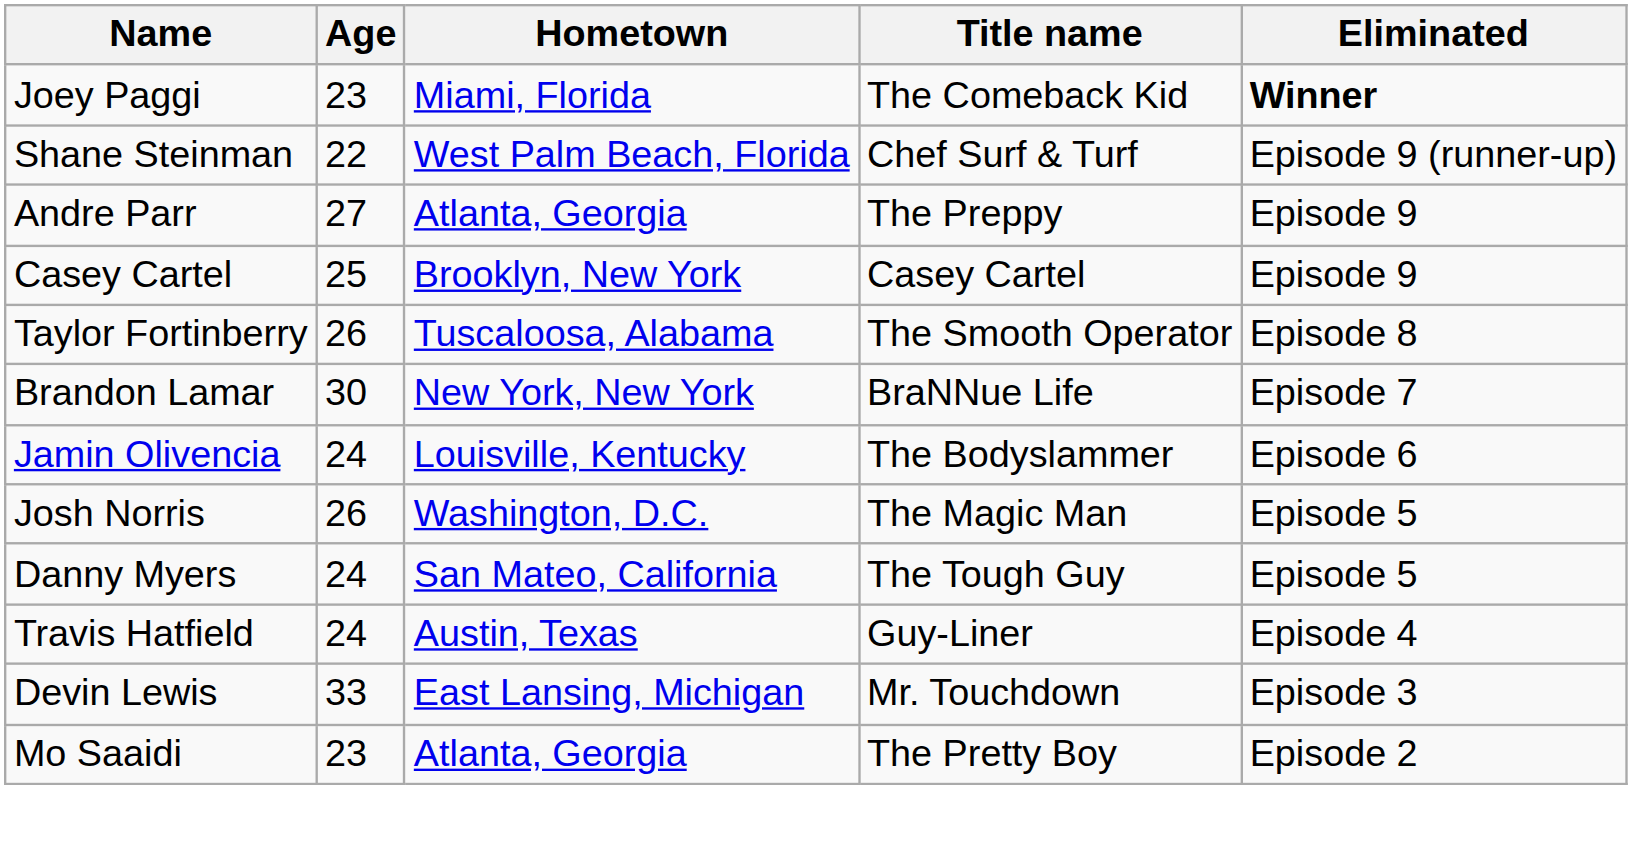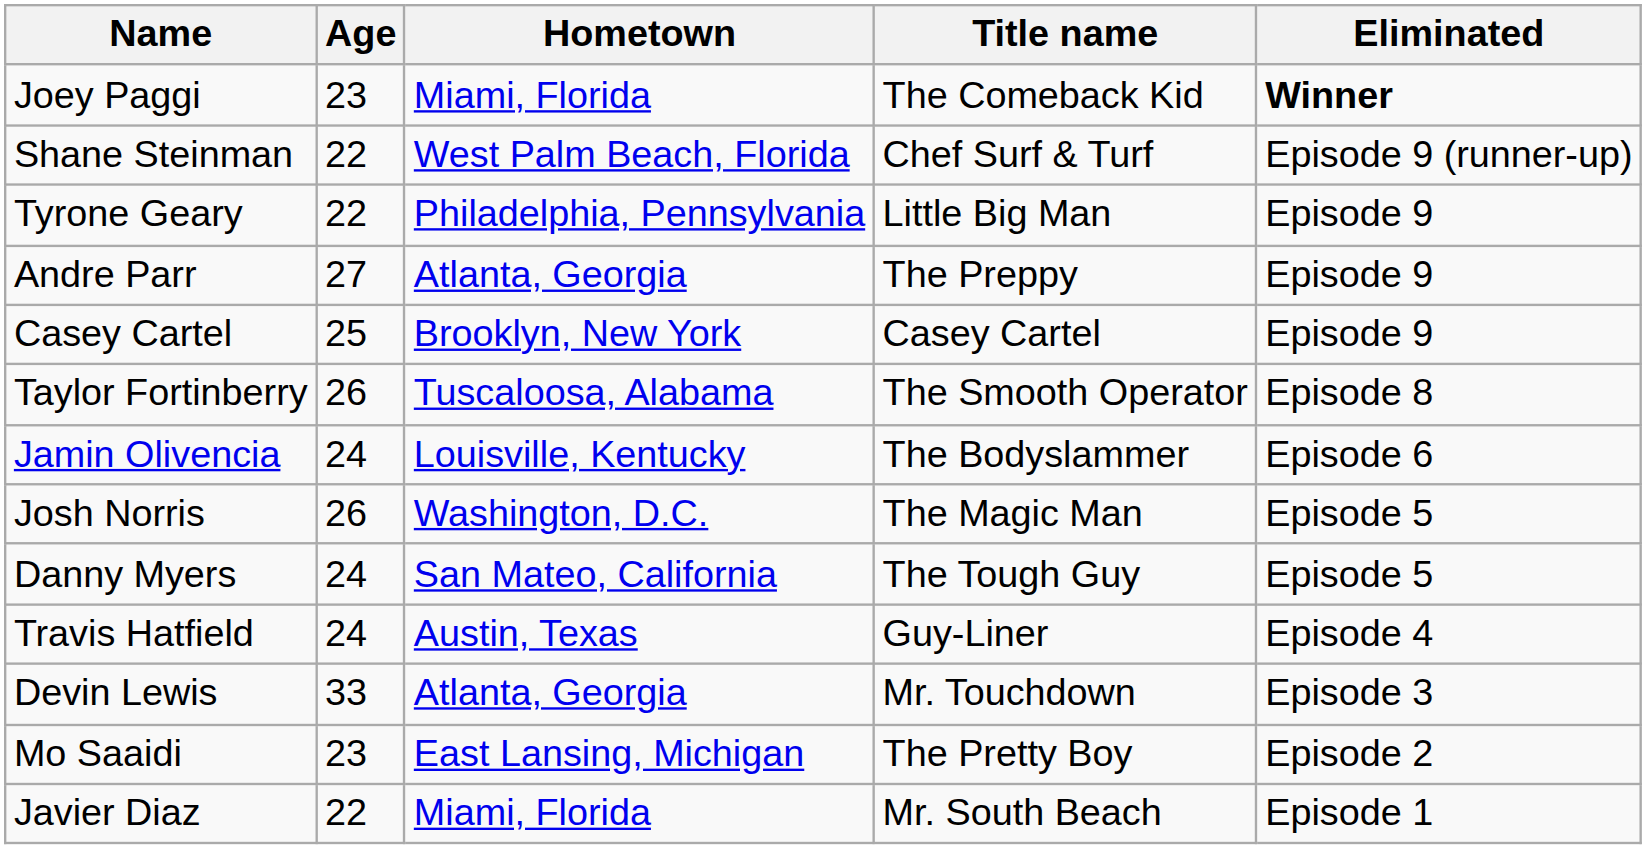+ row: (128, 214)
- row: (144, 393)
(609, 693) East Lansing, Michigan -> (550, 693) Atlanta, Georgia
(550, 753) Atlanta, Georgia -> (609, 753) East Lansing, Michigan
+ row: (107, 812)
